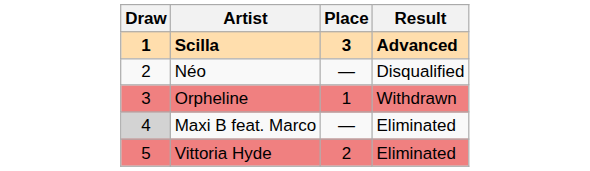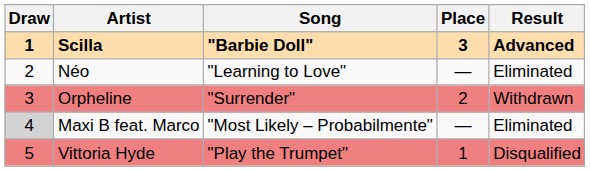+ column: (320, 18)
(420, 72) Disqualified -> (533, 72) Eliminated
(346, 99) 1 -> (463, 99) 2
(346, 153) 2 -> (463, 153) 1
(416, 153) Eliminated -> (537, 153) Disqualified
